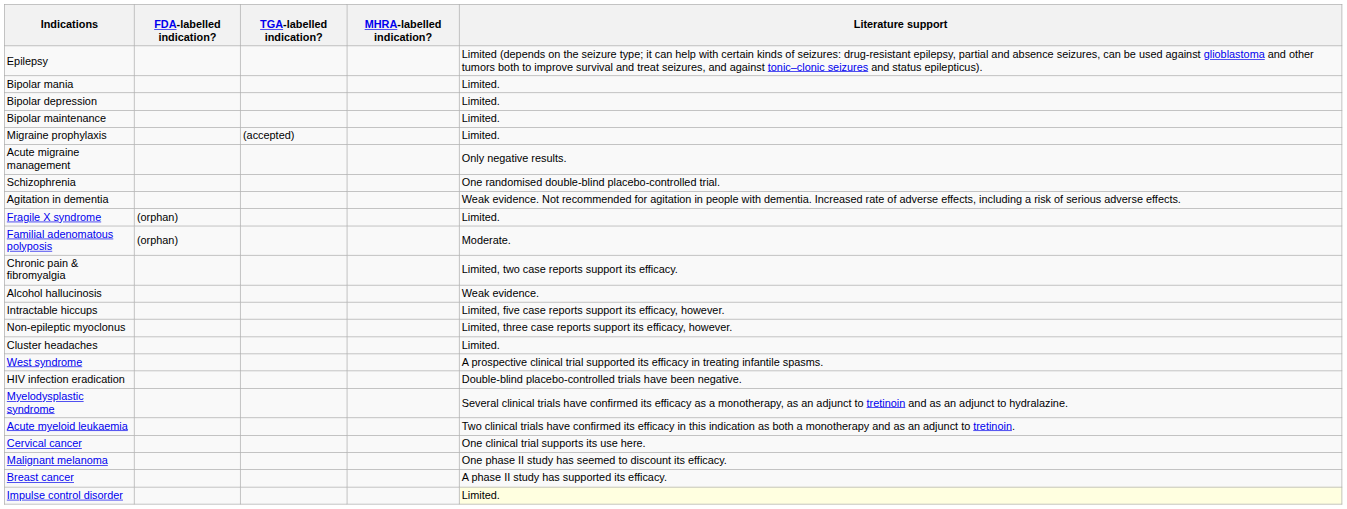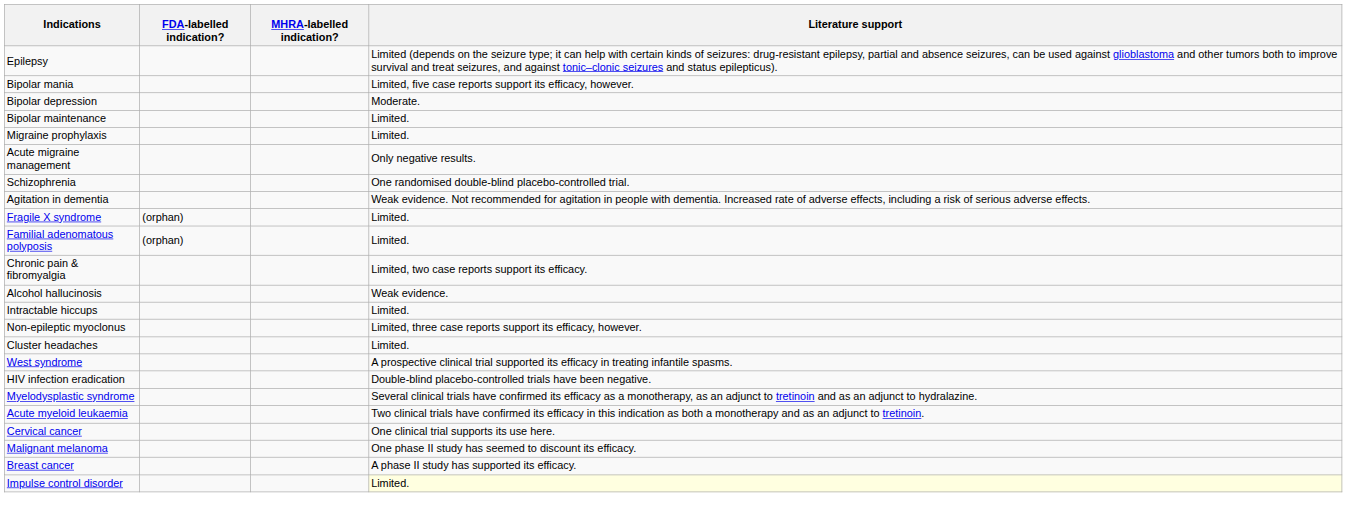- column: (294, 31)
(481, 84) Limited. -> (502, 84) Limited, five case reports support its efficacy, however.
(481, 101) Limited. -> (396, 101) Moderate.
(486, 240) Moderate. -> (390, 240) Limited.
(593, 310) Limited, five case reports support its efficacy, however. -> (390, 310) Limited.
